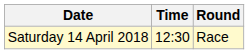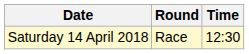columns swapped: (172, 15) <-> (218, 15)
